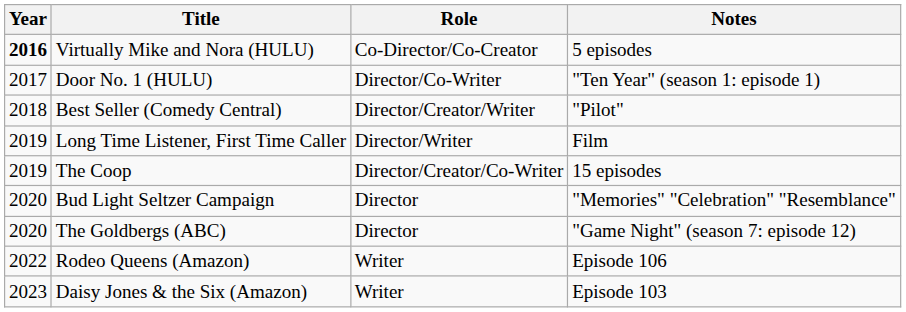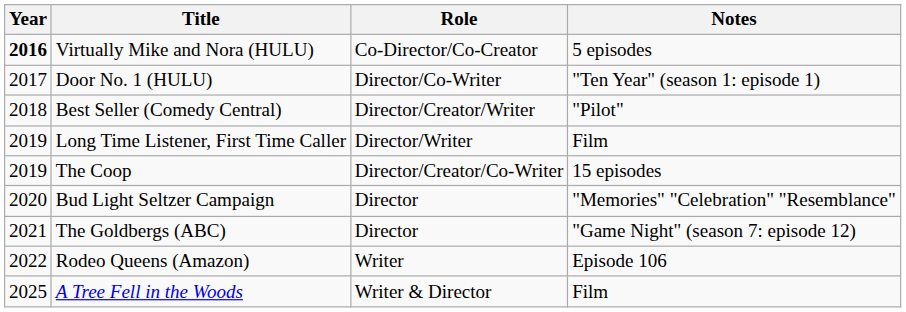(28, 230) 2020 -> (28, 230) 2021
- row: (181, 291)
+ row: (149, 291)
